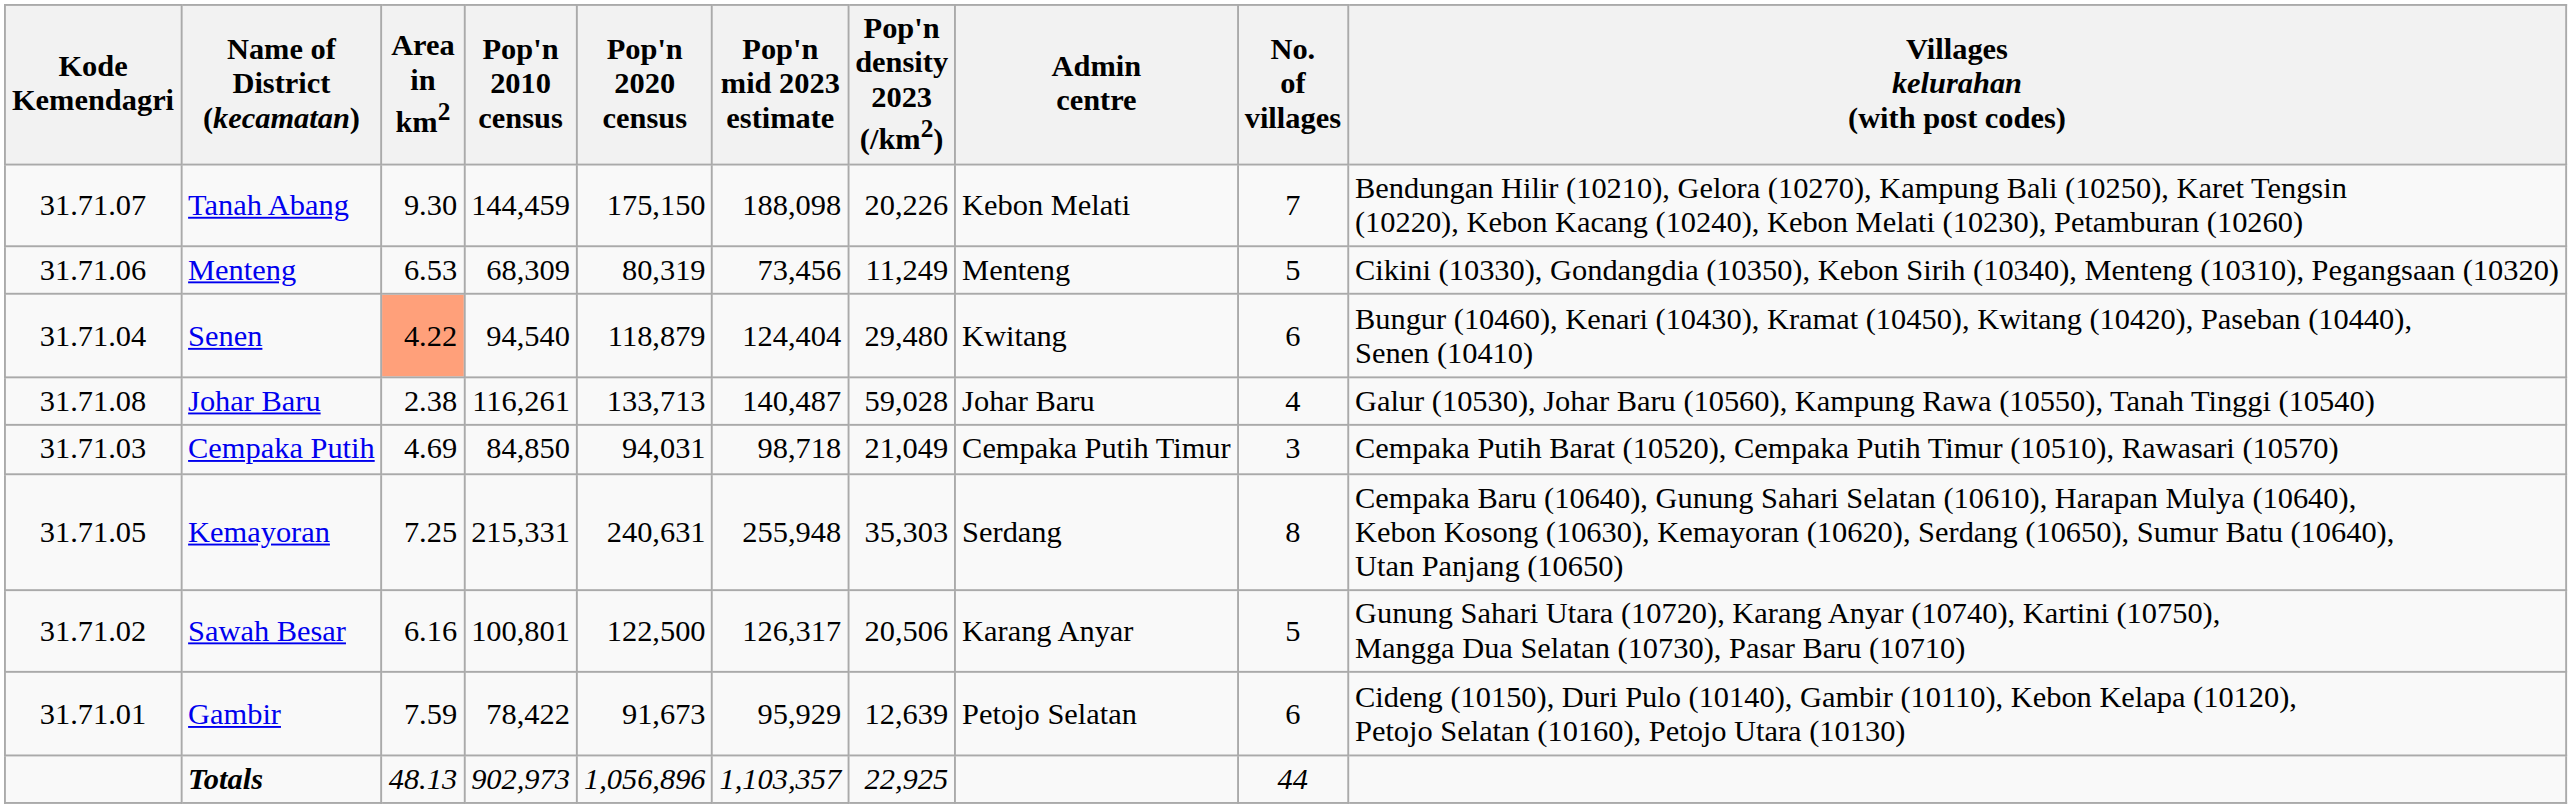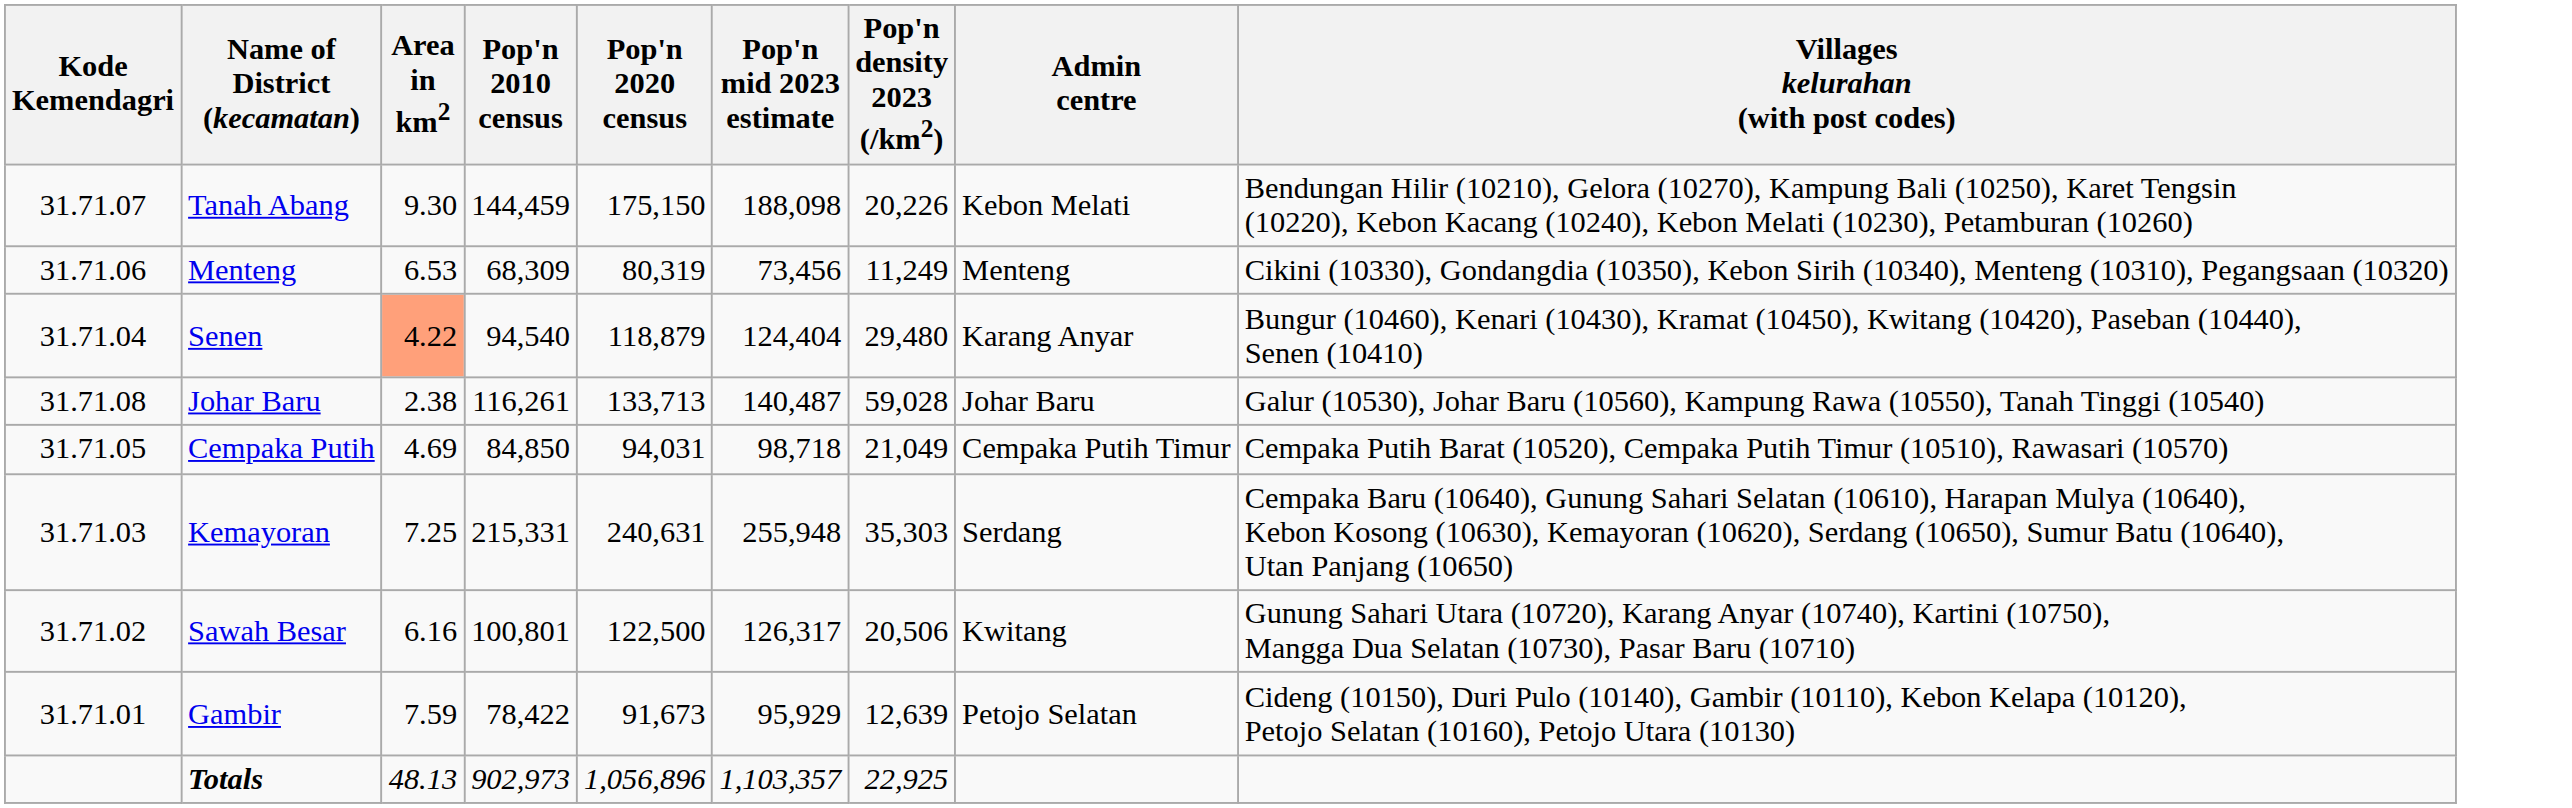- column: (1293, 84)
(1014, 335) Kwitang -> (1048, 335) Karang Anyar
(93, 448) 31.71.03 -> (93, 448) 31.71.05
(93, 531) 31.71.05 -> (93, 531) 31.71.03
(1048, 630) Karang Anyar -> (1014, 630) Kwitang
